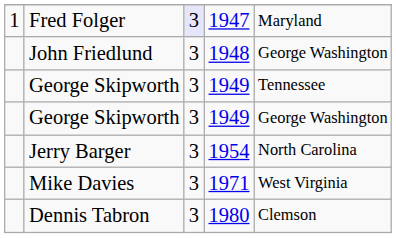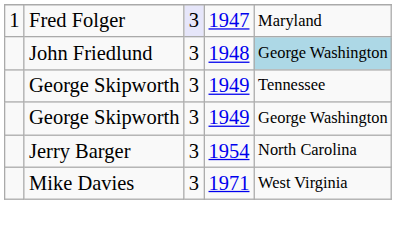(323, 53) no background -> (323, 53) lightblue background
- row: (89, 215)
